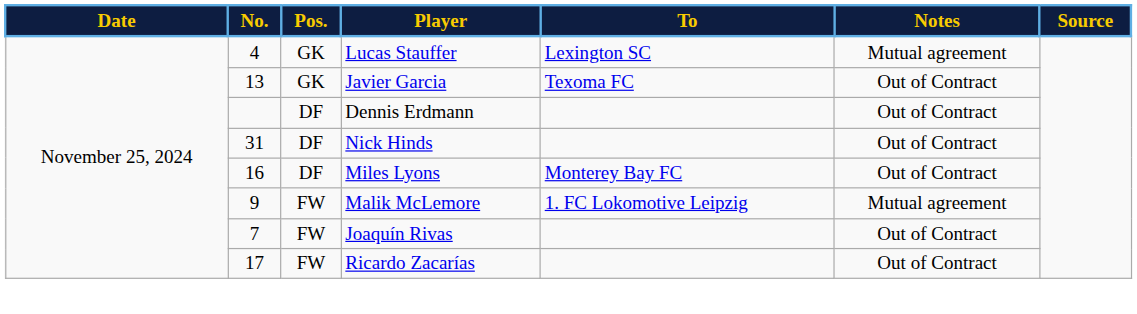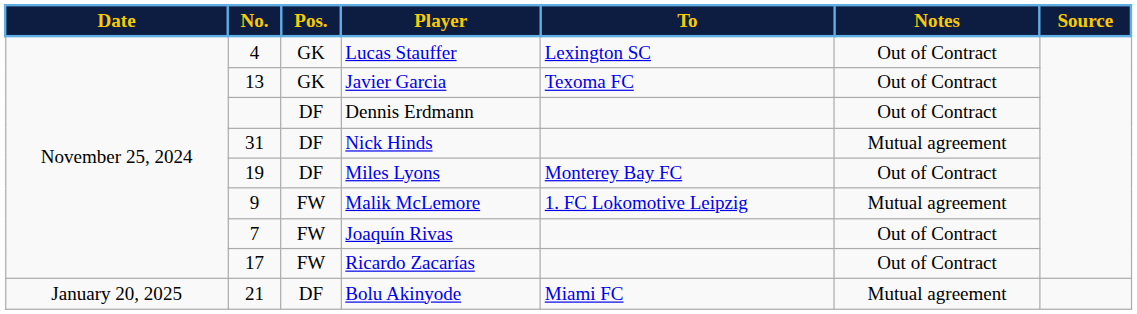(937, 52) Mutual agreement -> (937, 52) Out of Contract
(937, 142) Out of Contract -> (937, 142) Mutual agreement
(254, 172) 16 -> (254, 172) 19
+ row: (403, 293)
